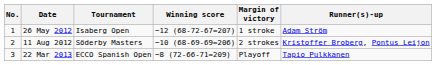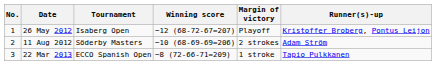(257, 31) 1 stroke -> (254, 31) Playoff
(305, 31) Adam Ström -> (356, 31) Kristoffer Broberg, Pontus Leijon
(356, 43) Kristoffer Broberg, Pontus Leijon -> (305, 43) Adam Ström
(254, 55) Playoff -> (257, 55) 1 stroke
